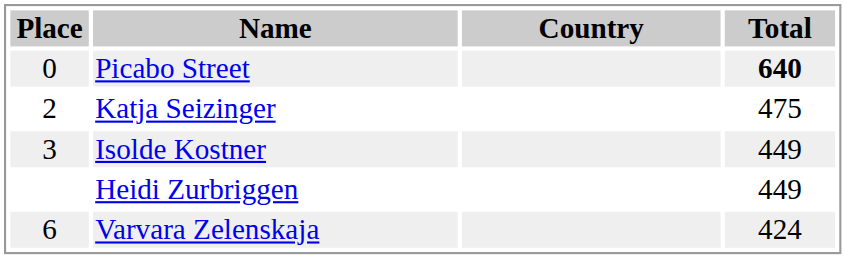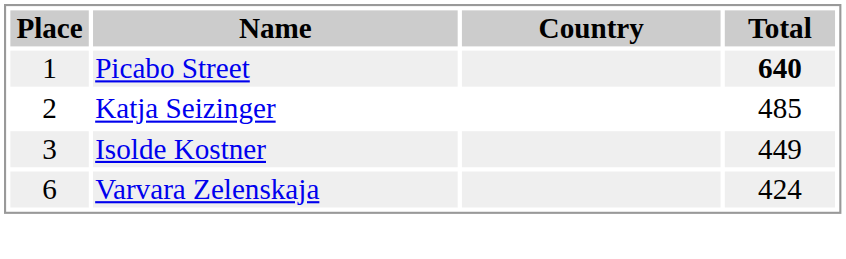(50, 69) 0 -> (50, 69) 1
(780, 109) 475 -> (780, 109) 485
- row: (197, 189)
